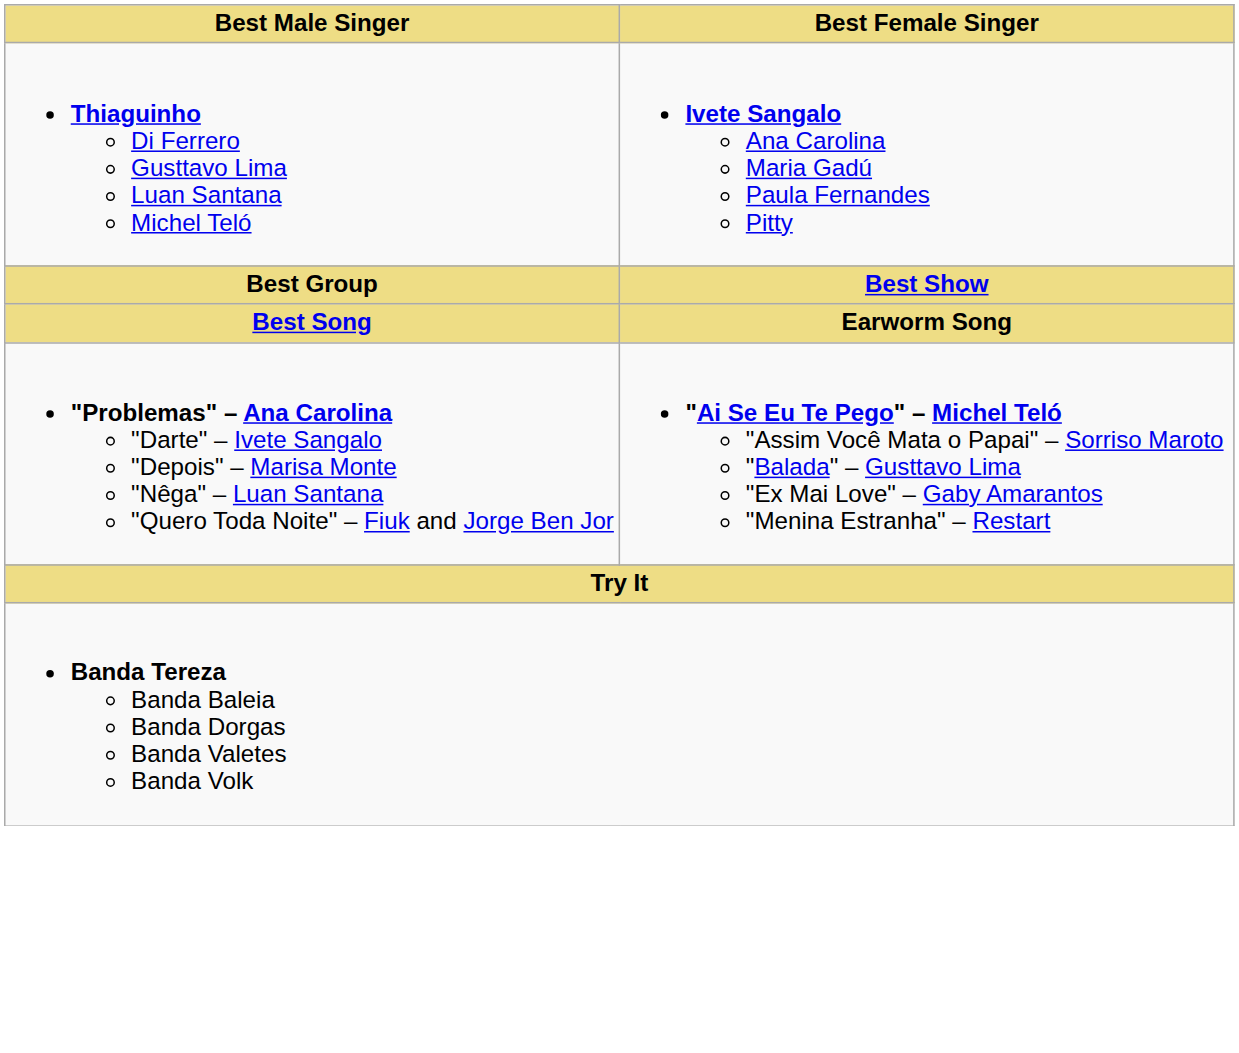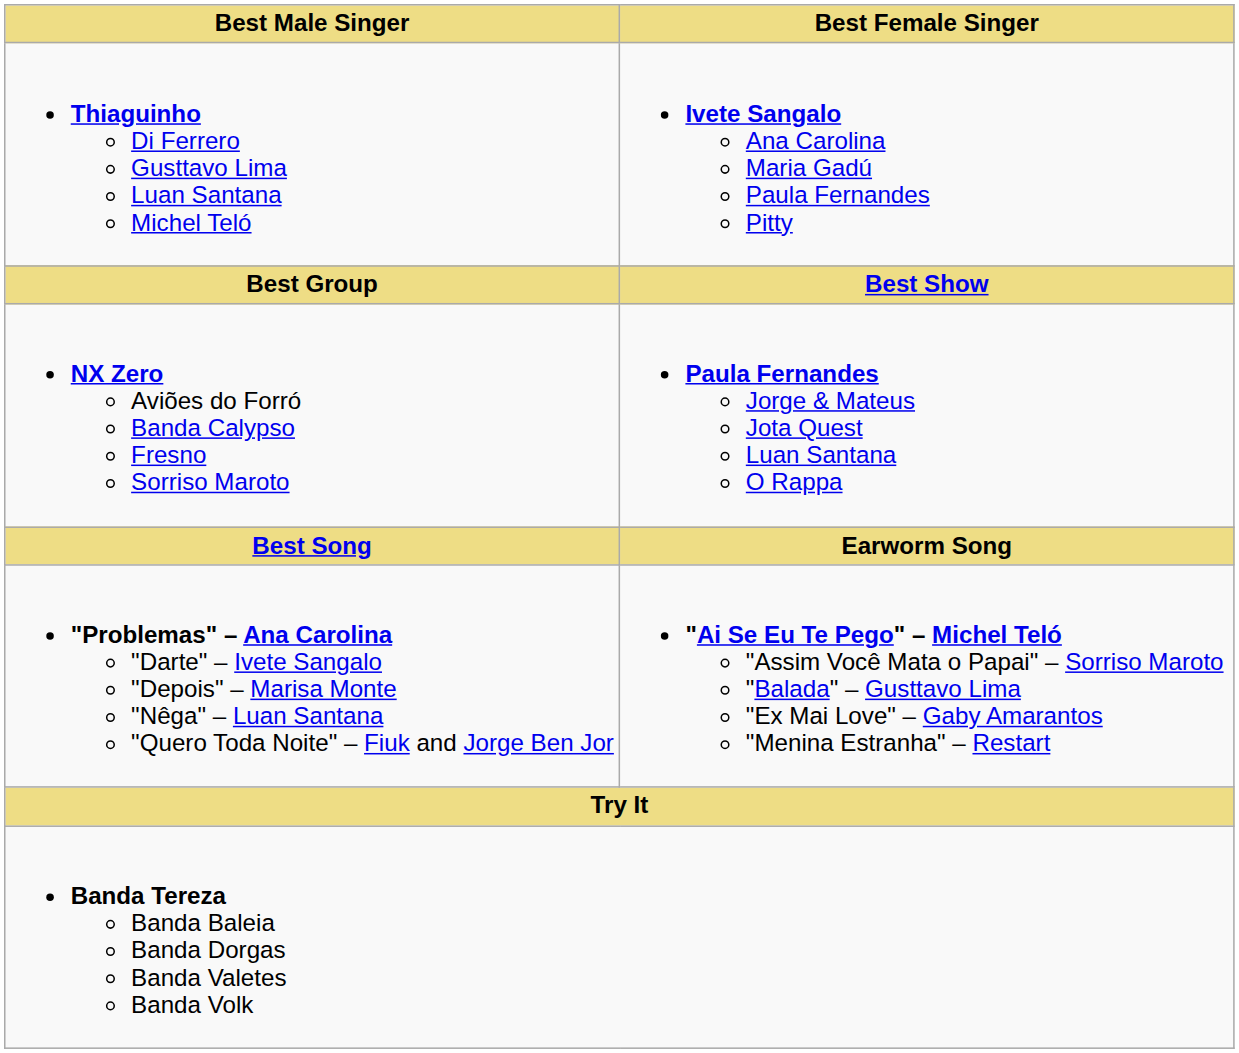+ row: (312, 429)
